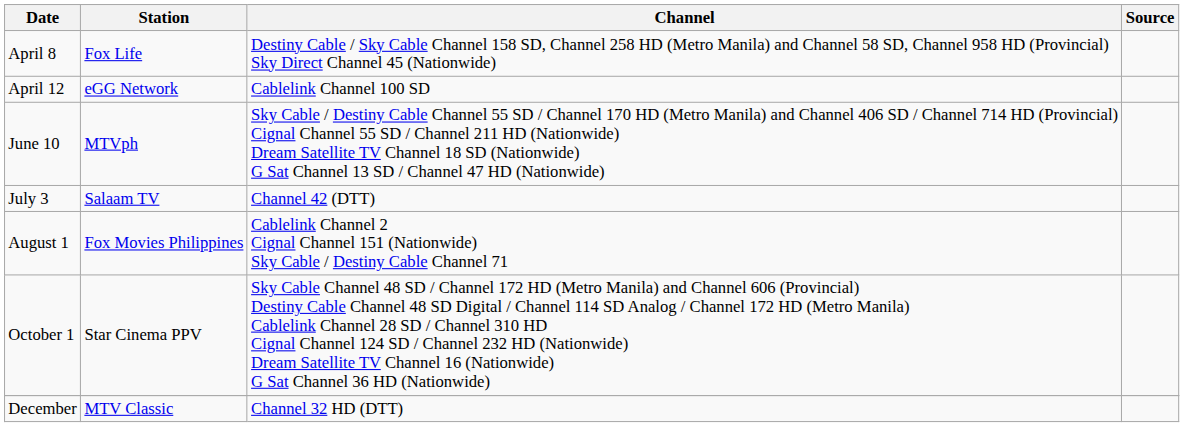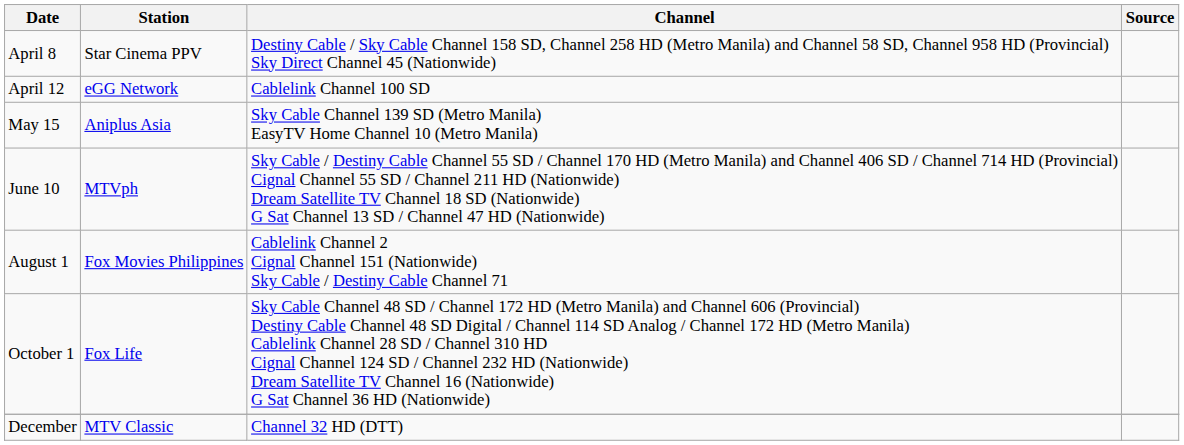(113, 53) Fox Life -> (143, 53) Star Cinema PPV
+ row: (34, 124)
- row: (28, 198)
(143, 335) Star Cinema PPV -> (113, 353) Fox Life
